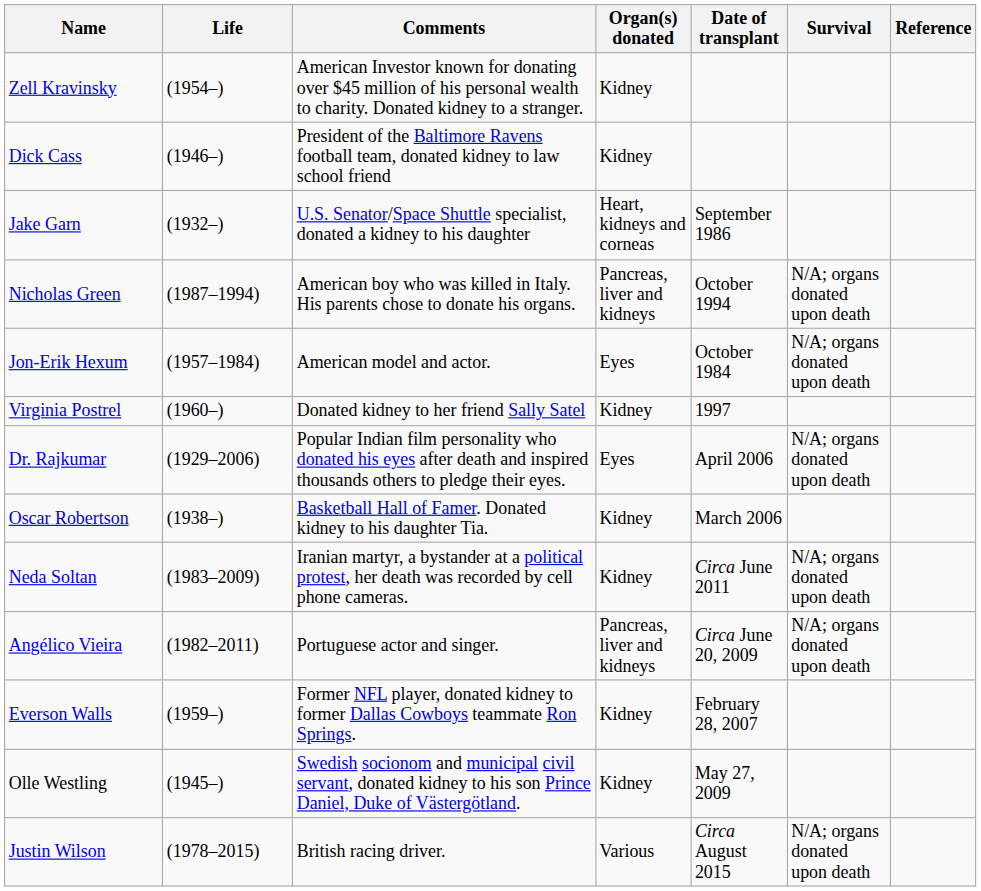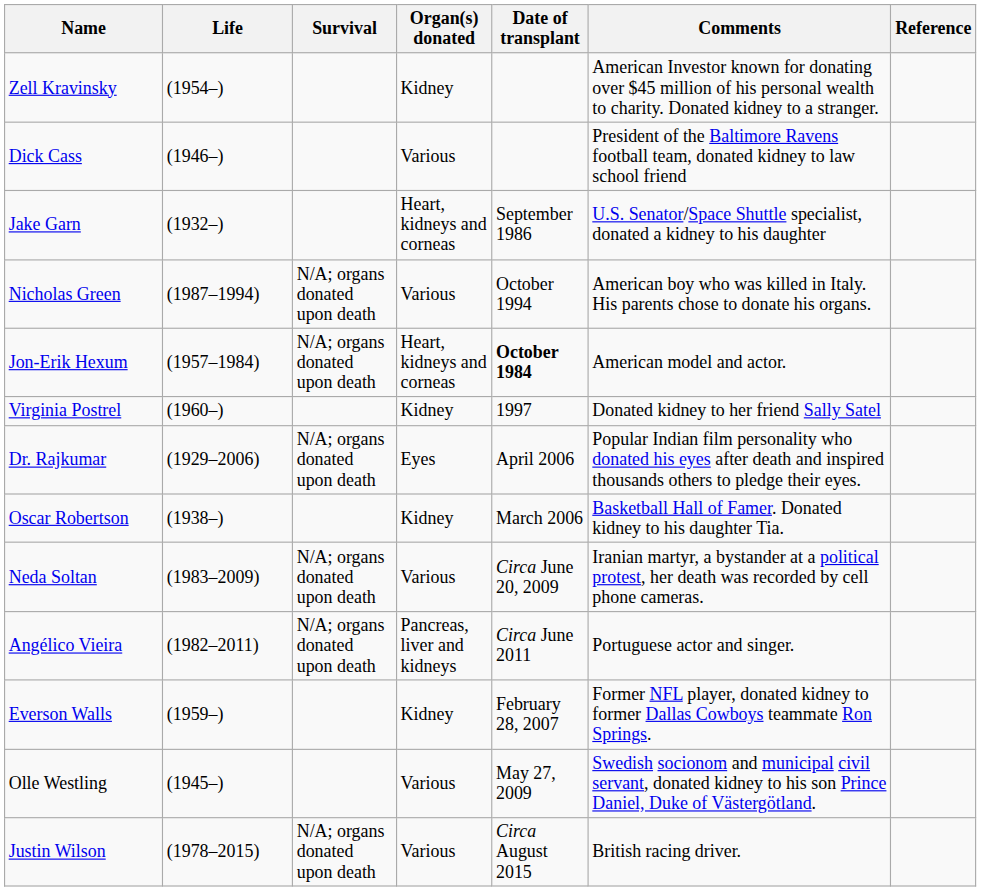columns swapped: (444, 28) <-> (839, 28)
(626, 156) Kidney -> (428, 156) Various
(634, 293) Pancreas, liver and kidneys -> (428, 293) Various
(617, 362) Eyes -> (444, 362) Heart, kidneys and corneas
(724, 362) normal -> (527, 362) bold
(626, 576) Kidney -> (428, 576) Various
(734, 576) Circa June 2011 -> (535, 576) Circa June 20, 2009
(734, 645) Circa June 20, 2009 -> (535, 645) Circa June 2011
(626, 783) Kidney -> (428, 783) Various
